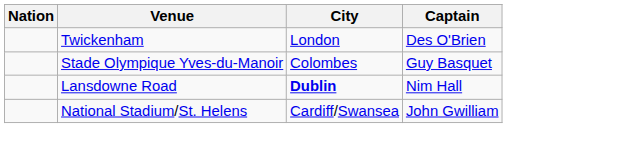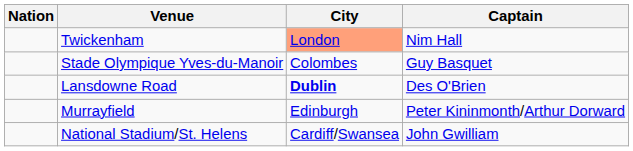(315, 39) no background -> (315, 39) lightsalmon background
(446, 39) Des O'Brien -> (434, 39) Nim Hall
(434, 87) Nim Hall -> (446, 87) Des O'Brien
+ row: (98, 110)
